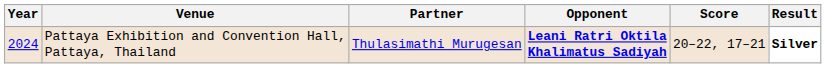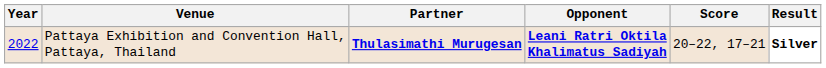(23, 44) 2024 -> (23, 44) 2022
(437, 44) normal -> (437, 44) bold
